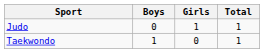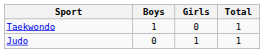rows swapped: (17, 26) <-> (31, 41)
